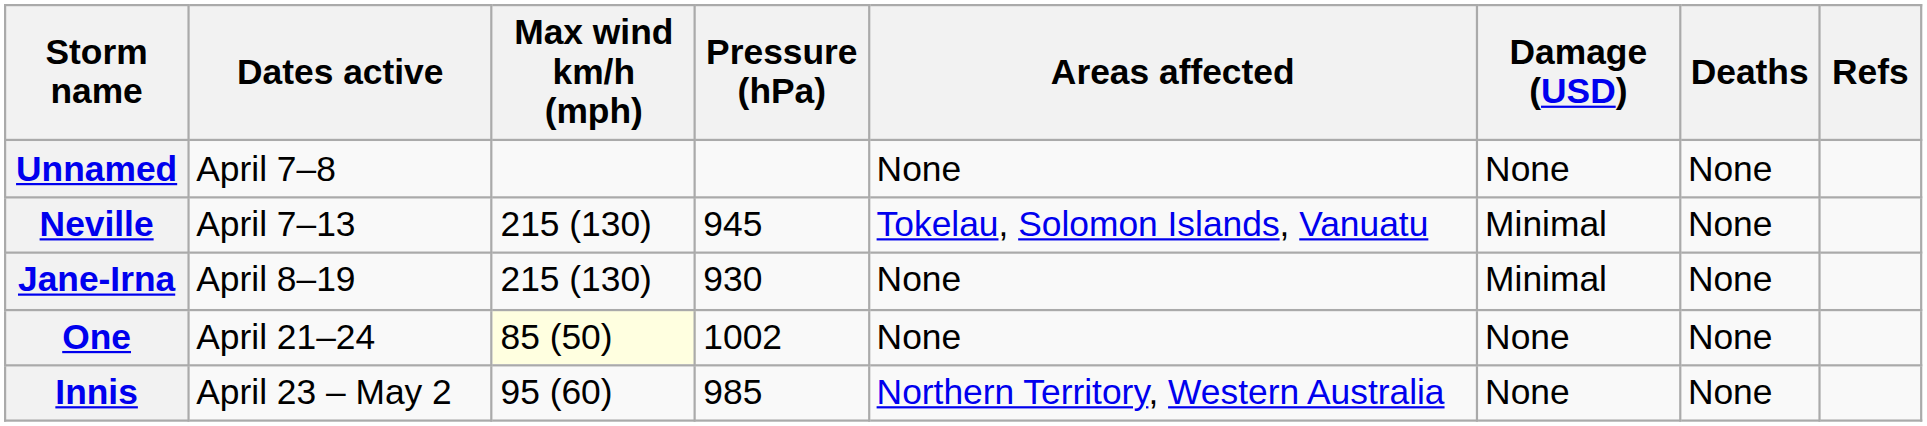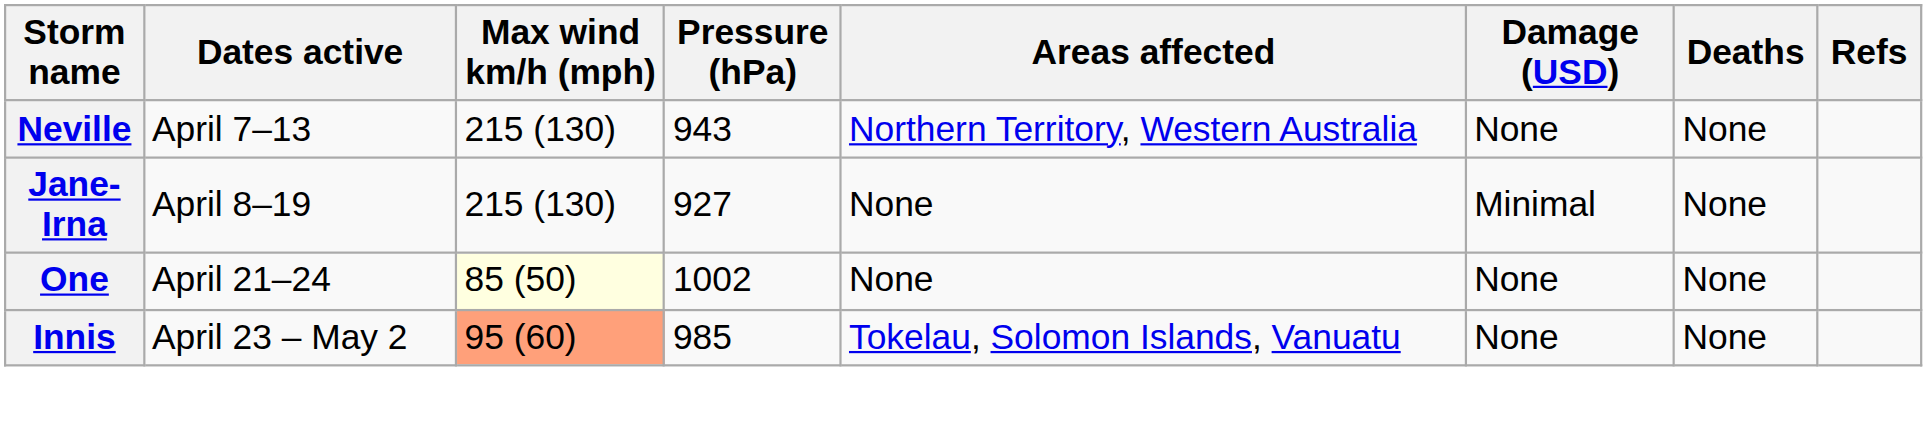- row: (97, 168)
(733, 224) 945 -> (702, 128) 943
(1152, 224) Tokelau, Solomon Islands, Vanuatu -> (1133, 128) Northern Territory, Western Australia
(1546, 224) Minimal -> (1516, 128) None
(733, 280) 930 -> (702, 204) 927
(557, 392) no background -> (521, 336) lightsalmon background
(1161, 392) Northern Territory, Western Australia -> (1125, 336) Tokelau, Solomon Islands, Vanuatu
